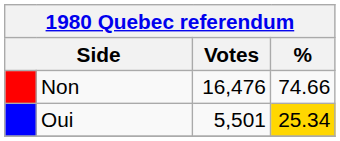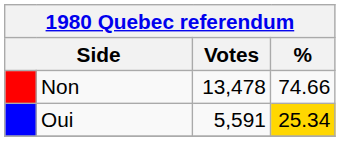(234, 87) 16,476 -> (234, 87) 13,478
(240, 120) 5,501 -> (240, 120) 5,591
